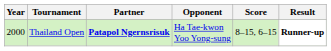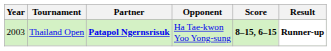(16, 33) 2000 -> (16, 33) 2003
(256, 33) normal -> (256, 33) bold
